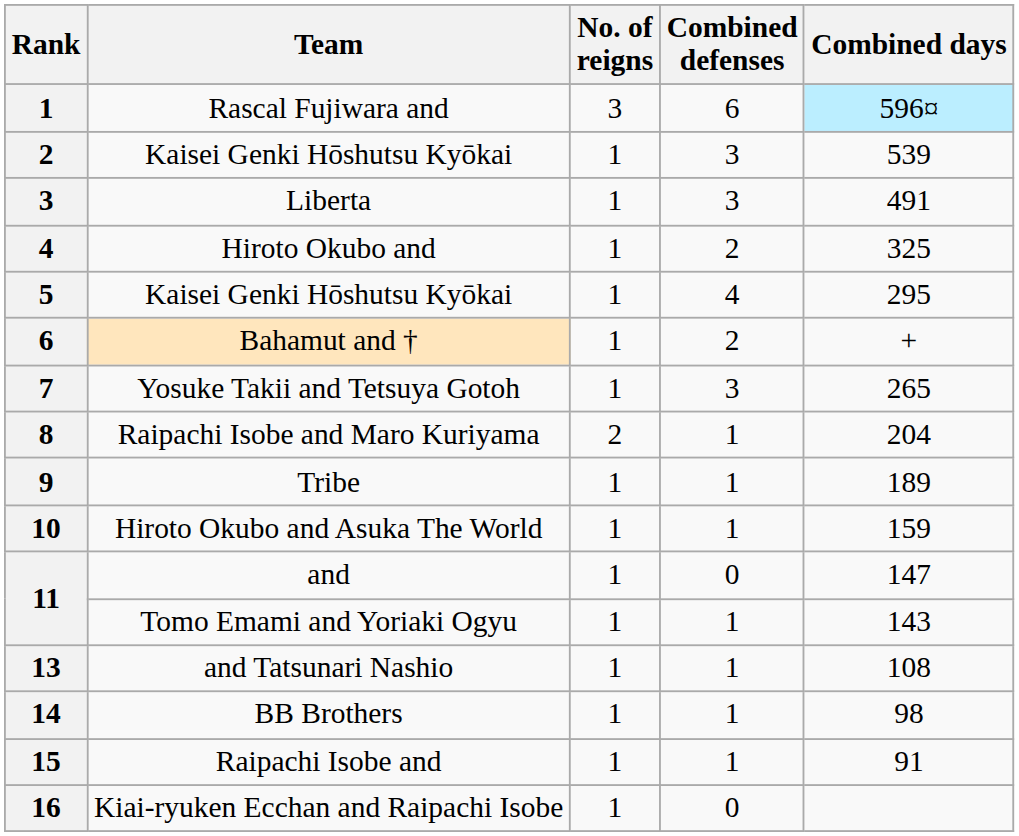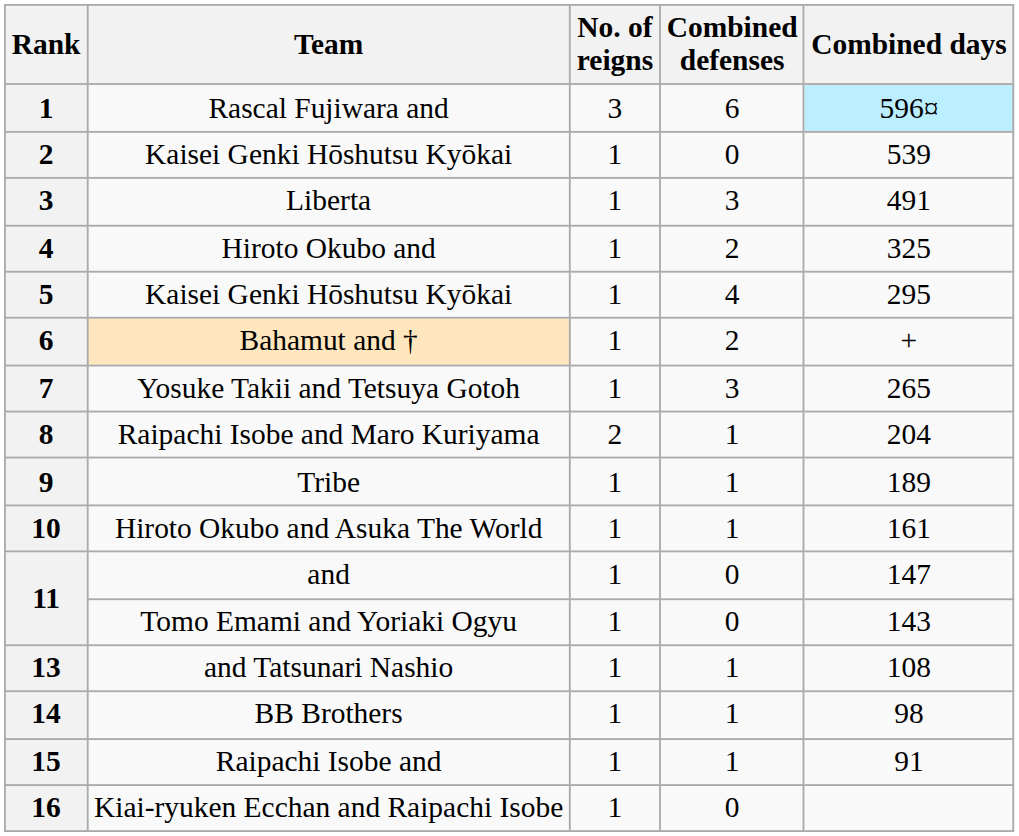(732, 154) 3 -> (732, 154) 0
(909, 527) 159 -> (909, 527) 161
(732, 621) 1 -> (732, 621) 0
